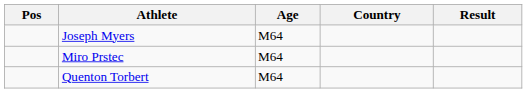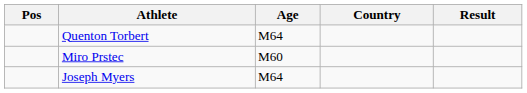rows swapped: (105, 77) <-> (98, 35)
(270, 56) M64 -> (270, 56) M60
